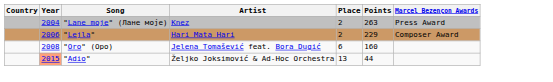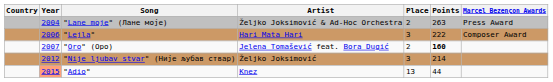(180, 23) Knez -> (321, 23) Željko Joksimović & Ad-Hoc Orchestra
(340, 35) 2 -> (408, 35) 3
(371, 35) 229 -> (439, 35) 222
(51, 47) 2008 -> (51, 47) 2007
(340, 47) 6 -> (408, 47) 2
(371, 47) normal -> (439, 47) bold
+ row: (149, 59)
(253, 59) Željko Joksimović & Ad-Hoc Orchestra -> (248, 72) Knez
